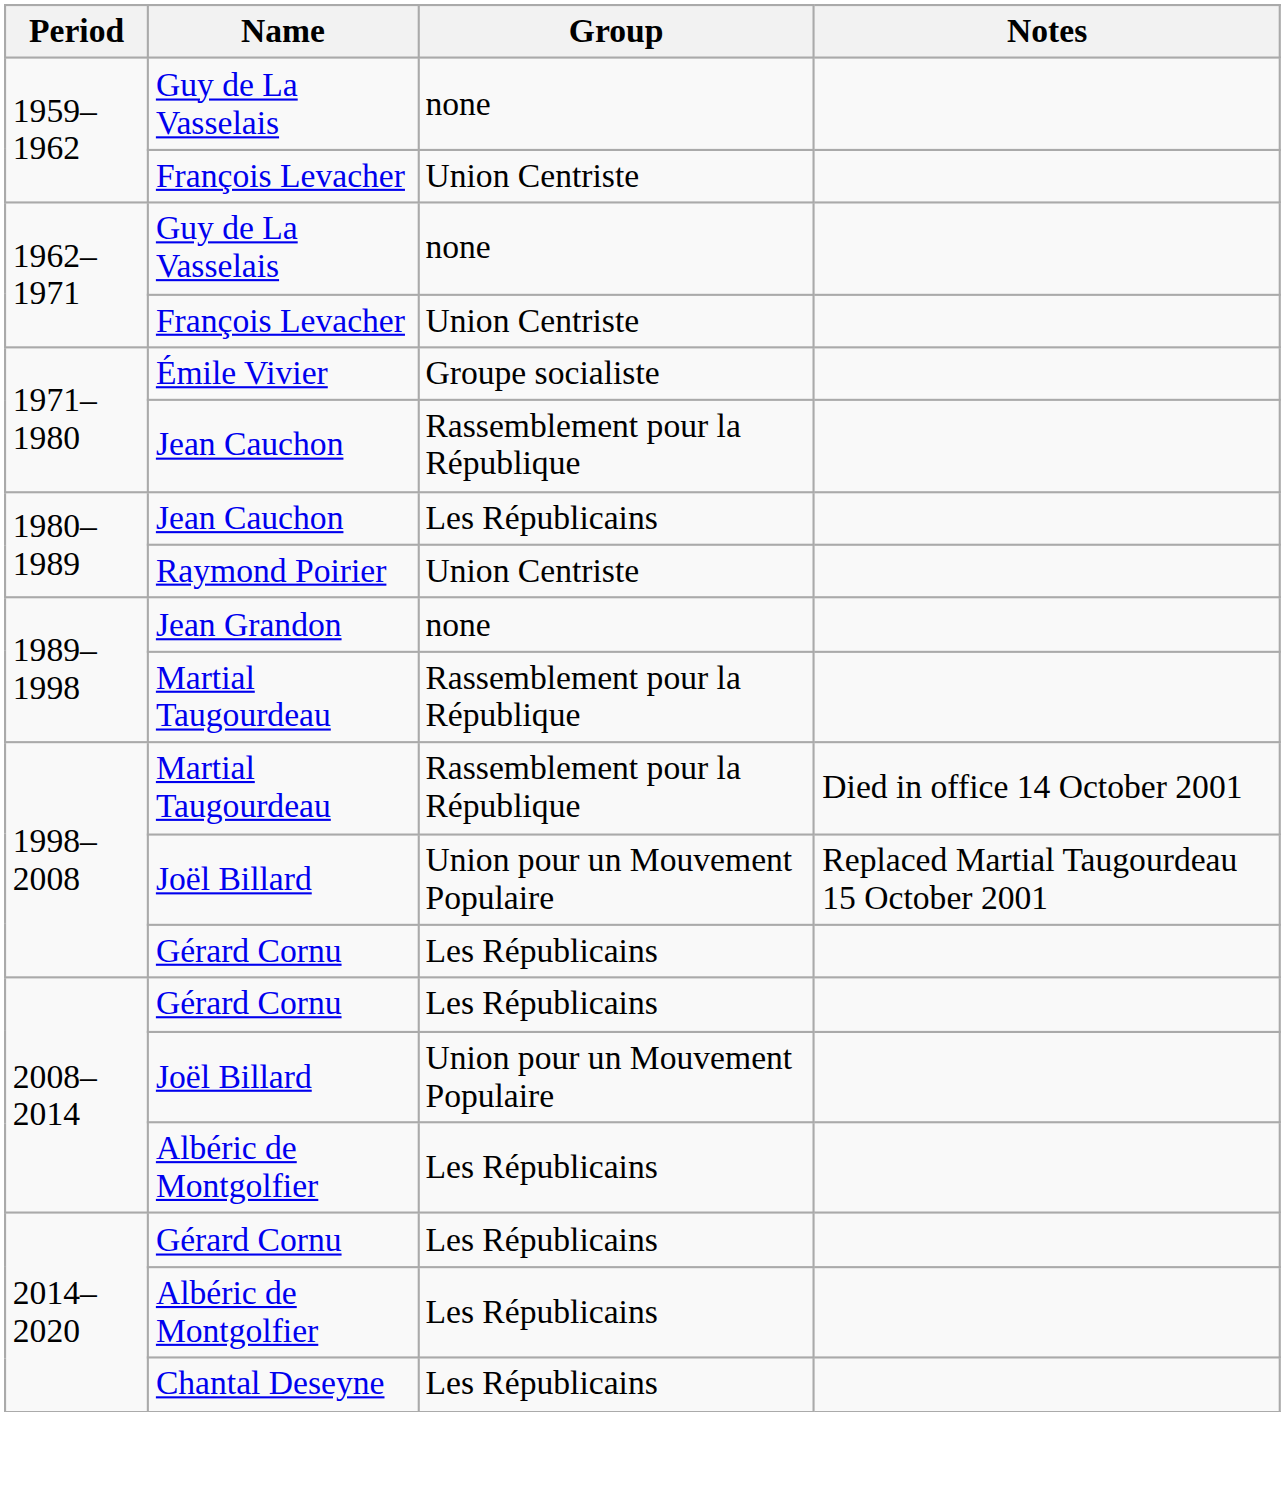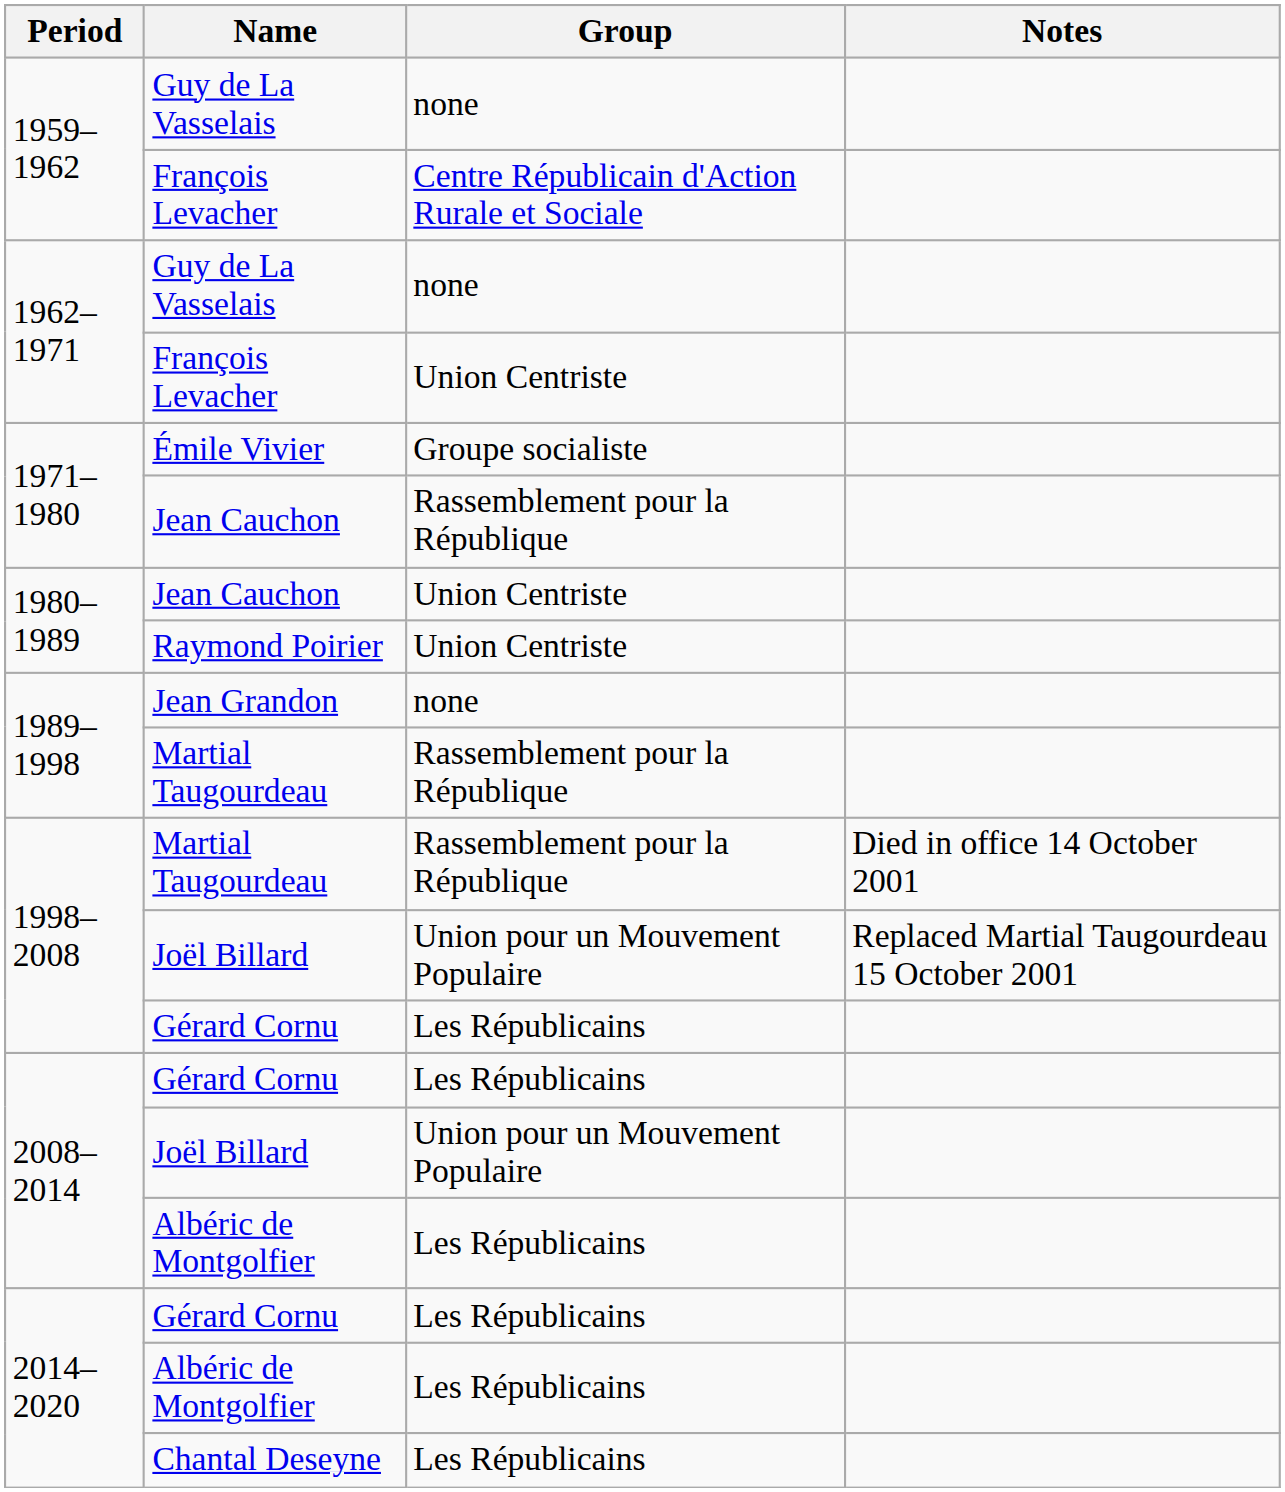(532, 175) Union Centriste -> (605, 194) Centre Républicain d'Action Rurale et Sociale
(542, 517) Les Républicains -> (520, 593) Union Centriste
